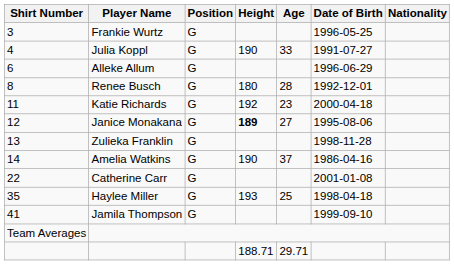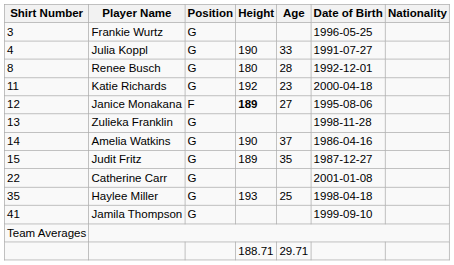- row: (10, 68)
(192, 123) G -> (191, 104) F
+ row: (13, 159)
